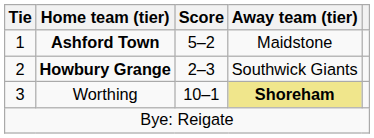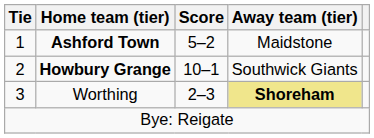(201, 69) 2–3 -> (201, 69) 10–1
(201, 94) 10–1 -> (201, 94) 2–3
